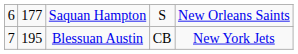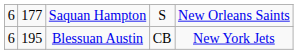(11, 37) 7 -> (11, 37) 6
